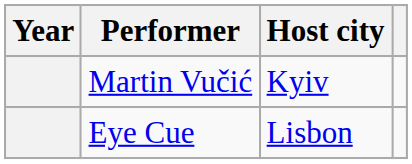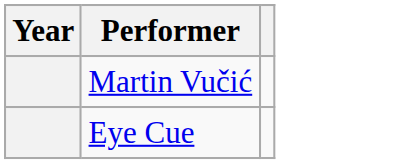- column: (326, 30)
